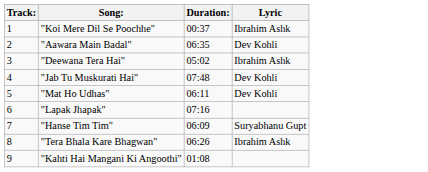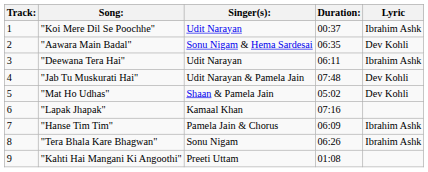+ column: (250, 12)
(198, 61) 05:02 -> (329, 61) 06:11
(198, 93) 06:11 -> (329, 93) 05:02
(270, 126) Suryabhanu Gupt -> (393, 126) Ibrahim Ashk
